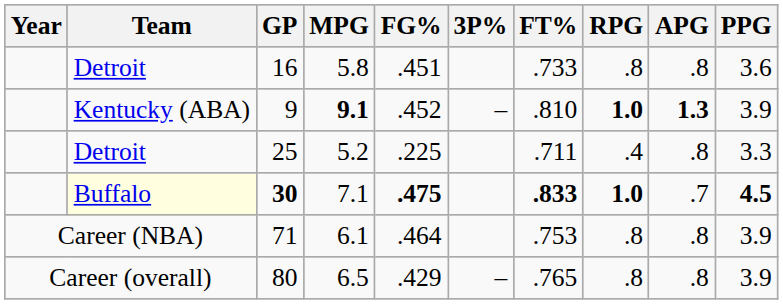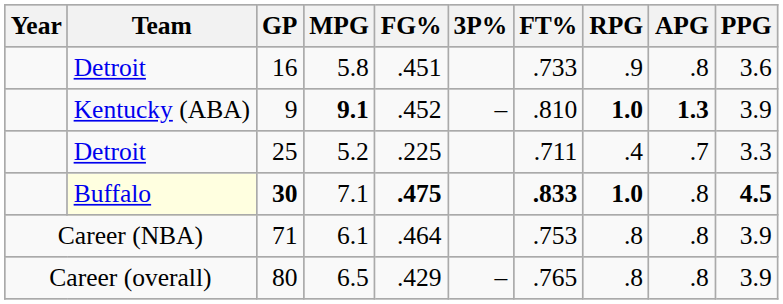(634, 67) .8 -> (634, 67) .9
(699, 152) .8 -> (699, 152) .7
(699, 194) .7 -> (699, 194) .8
